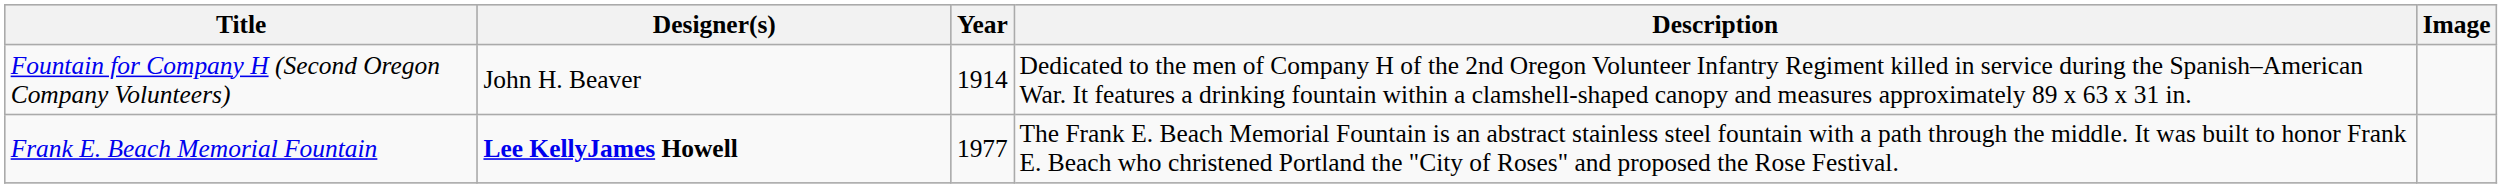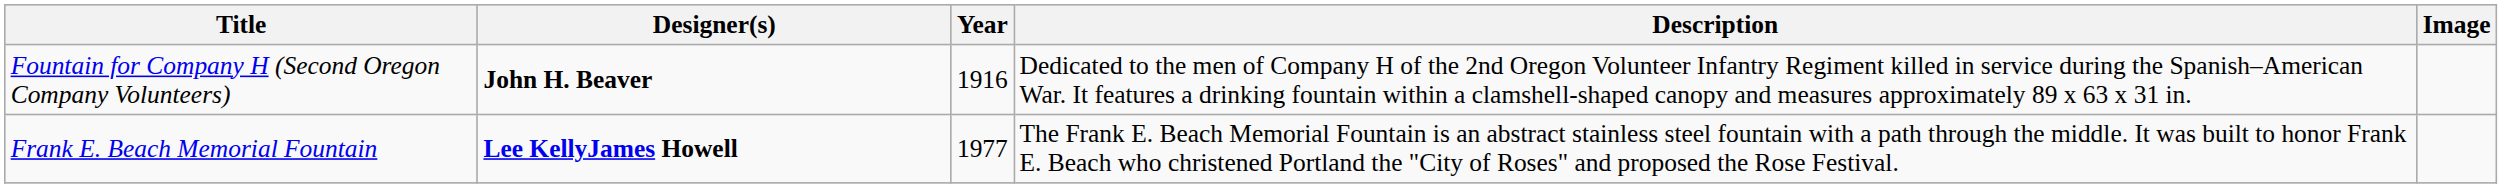(562, 79) normal -> (568, 79) bold
(982, 79) 1914 -> (982, 79) 1916
